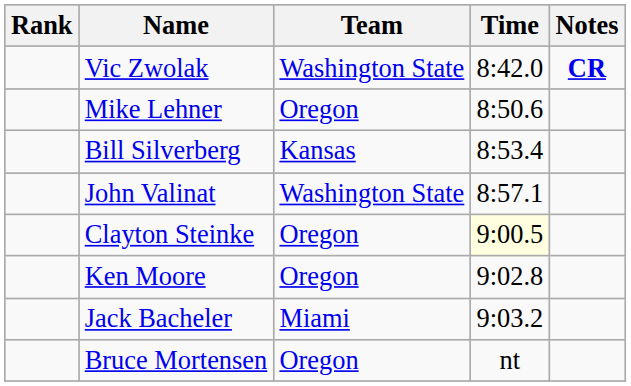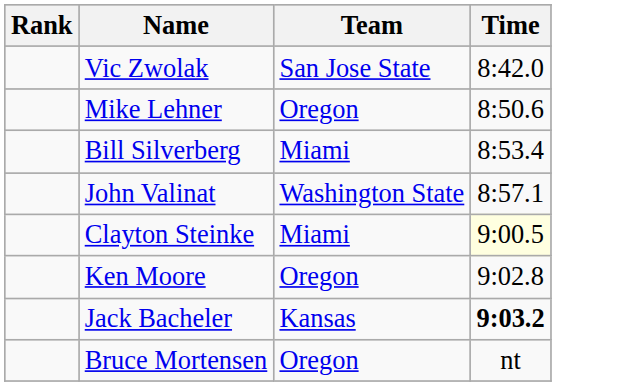- column: (587, 25)
(372, 67) Washington State -> (355, 67) San Jose State
(318, 151) Kansas -> (315, 151) Miami
(319, 234) Oregon -> (315, 234) Miami
(315, 318) Miami -> (318, 318) Kansas
(510, 318) normal -> (511, 318) bold
